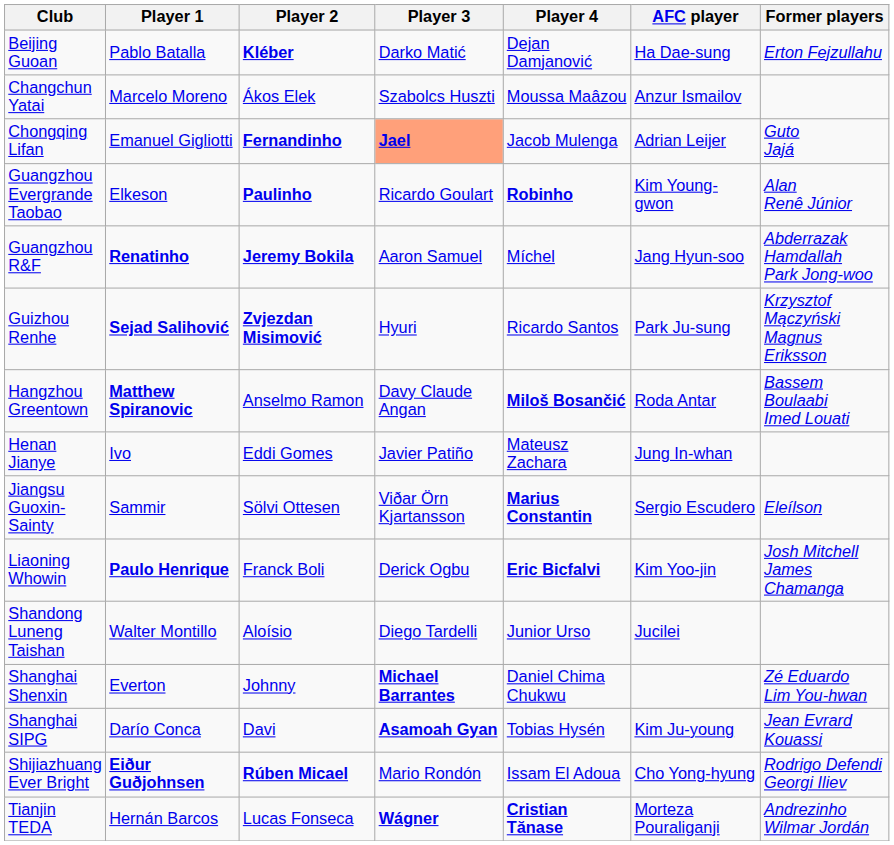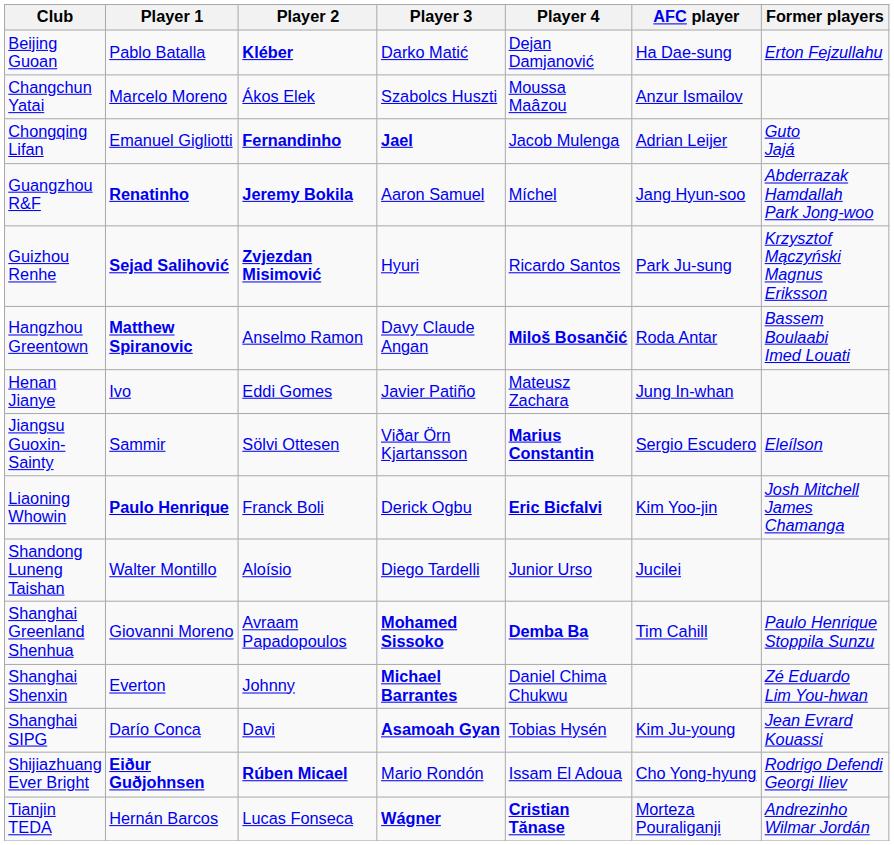(395, 140) lightsalmon background -> (397, 140) no background
- row: (50, 194)
+ row: (46, 632)
